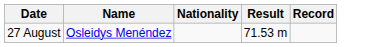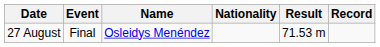+ column: (82, 14)
